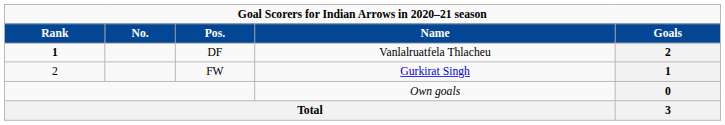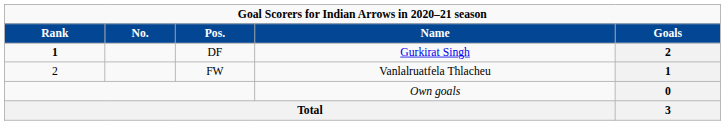(435, 52) Vanlalruatfela Thlacheu -> (435, 52) Gurkirat Singh
(435, 72) Gurkirat Singh -> (435, 72) Vanlalruatfela Thlacheu
